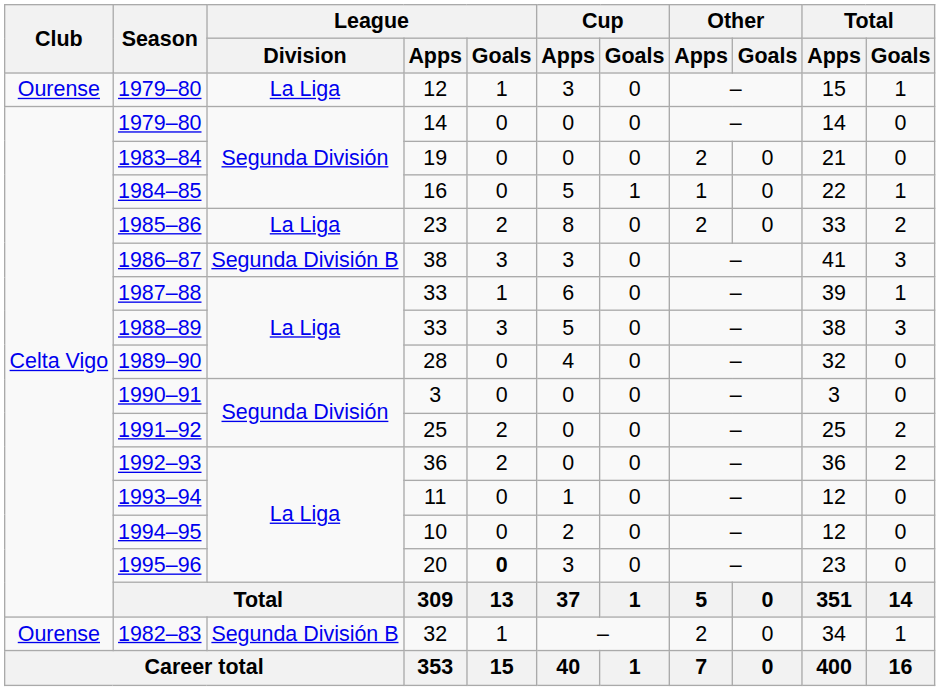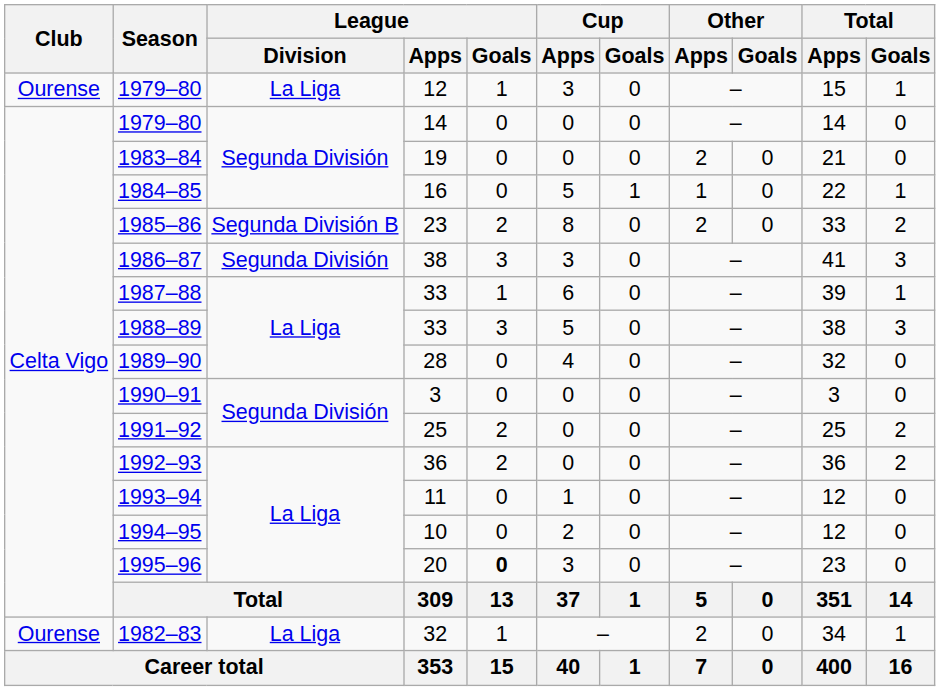(305, 225) La Liga -> (305, 225) Segunda División B
(305, 259) Segunda División B -> (305, 259) Segunda División
(305, 633) Segunda División B -> (305, 633) La Liga
